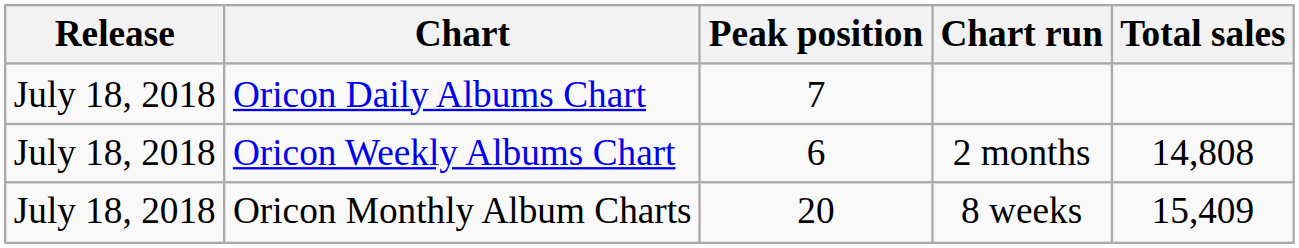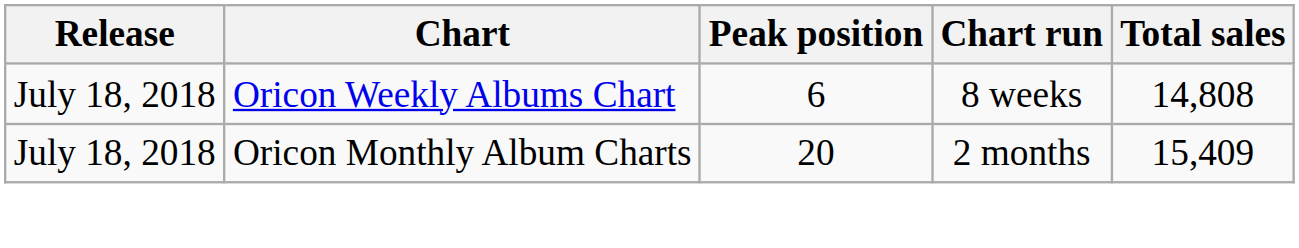- row: (439, 93)
(1022, 152) 2 months -> (1022, 93) 8 weeks
(1022, 211) 8 weeks -> (1022, 152) 2 months
